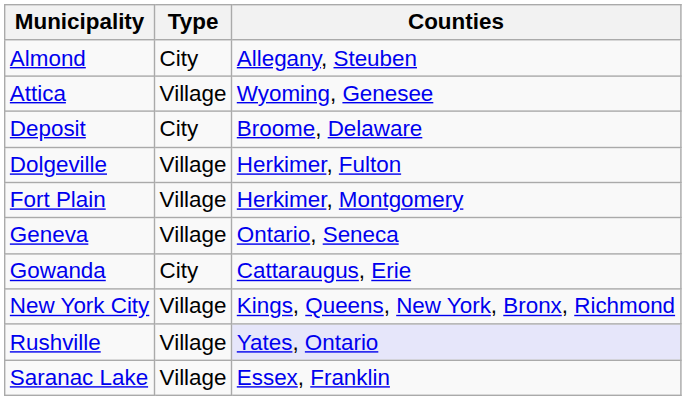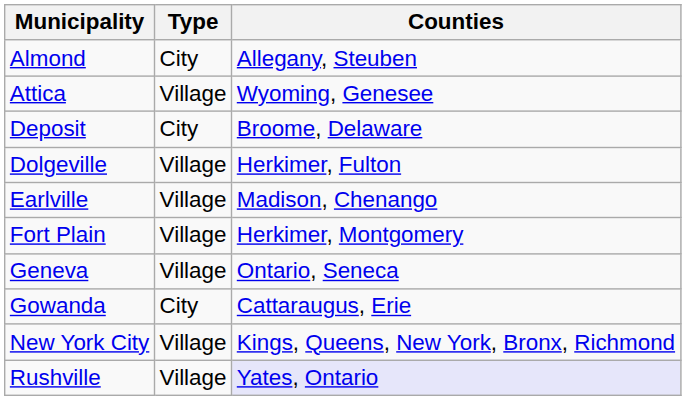+ row: (49, 199)
- row: (79, 377)
